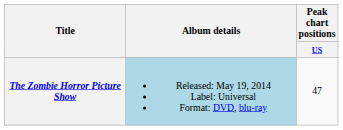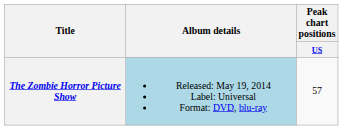(317, 91) 47 -> (317, 91) 57
